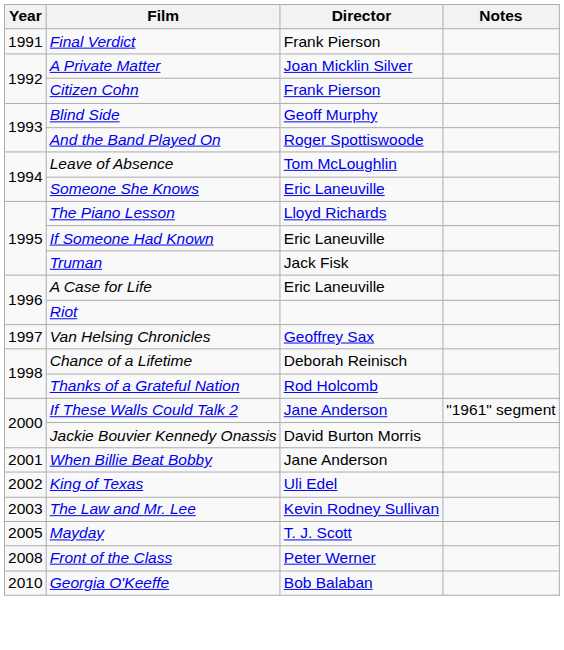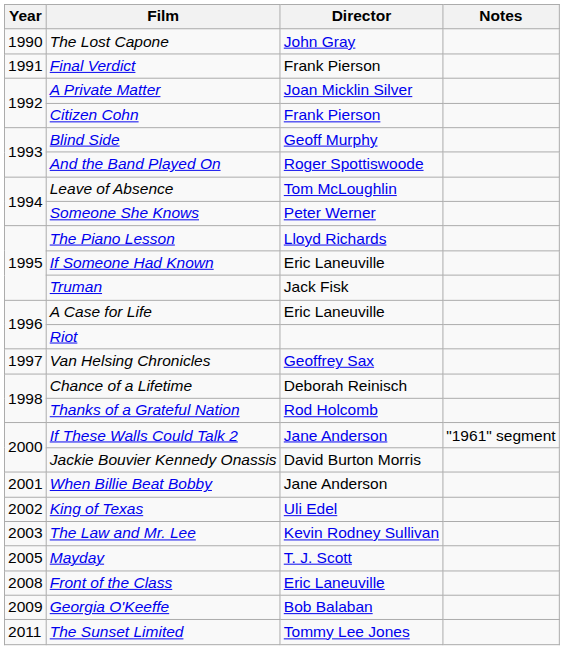+ row: (109, 41)
(334, 189) Eric Laneuville -> (330, 213) Peter Werner
(330, 558) Peter Werner -> (334, 582) Eric Laneuville
(25, 582) 2010 -> (25, 607) 2009
+ row: (117, 632)
